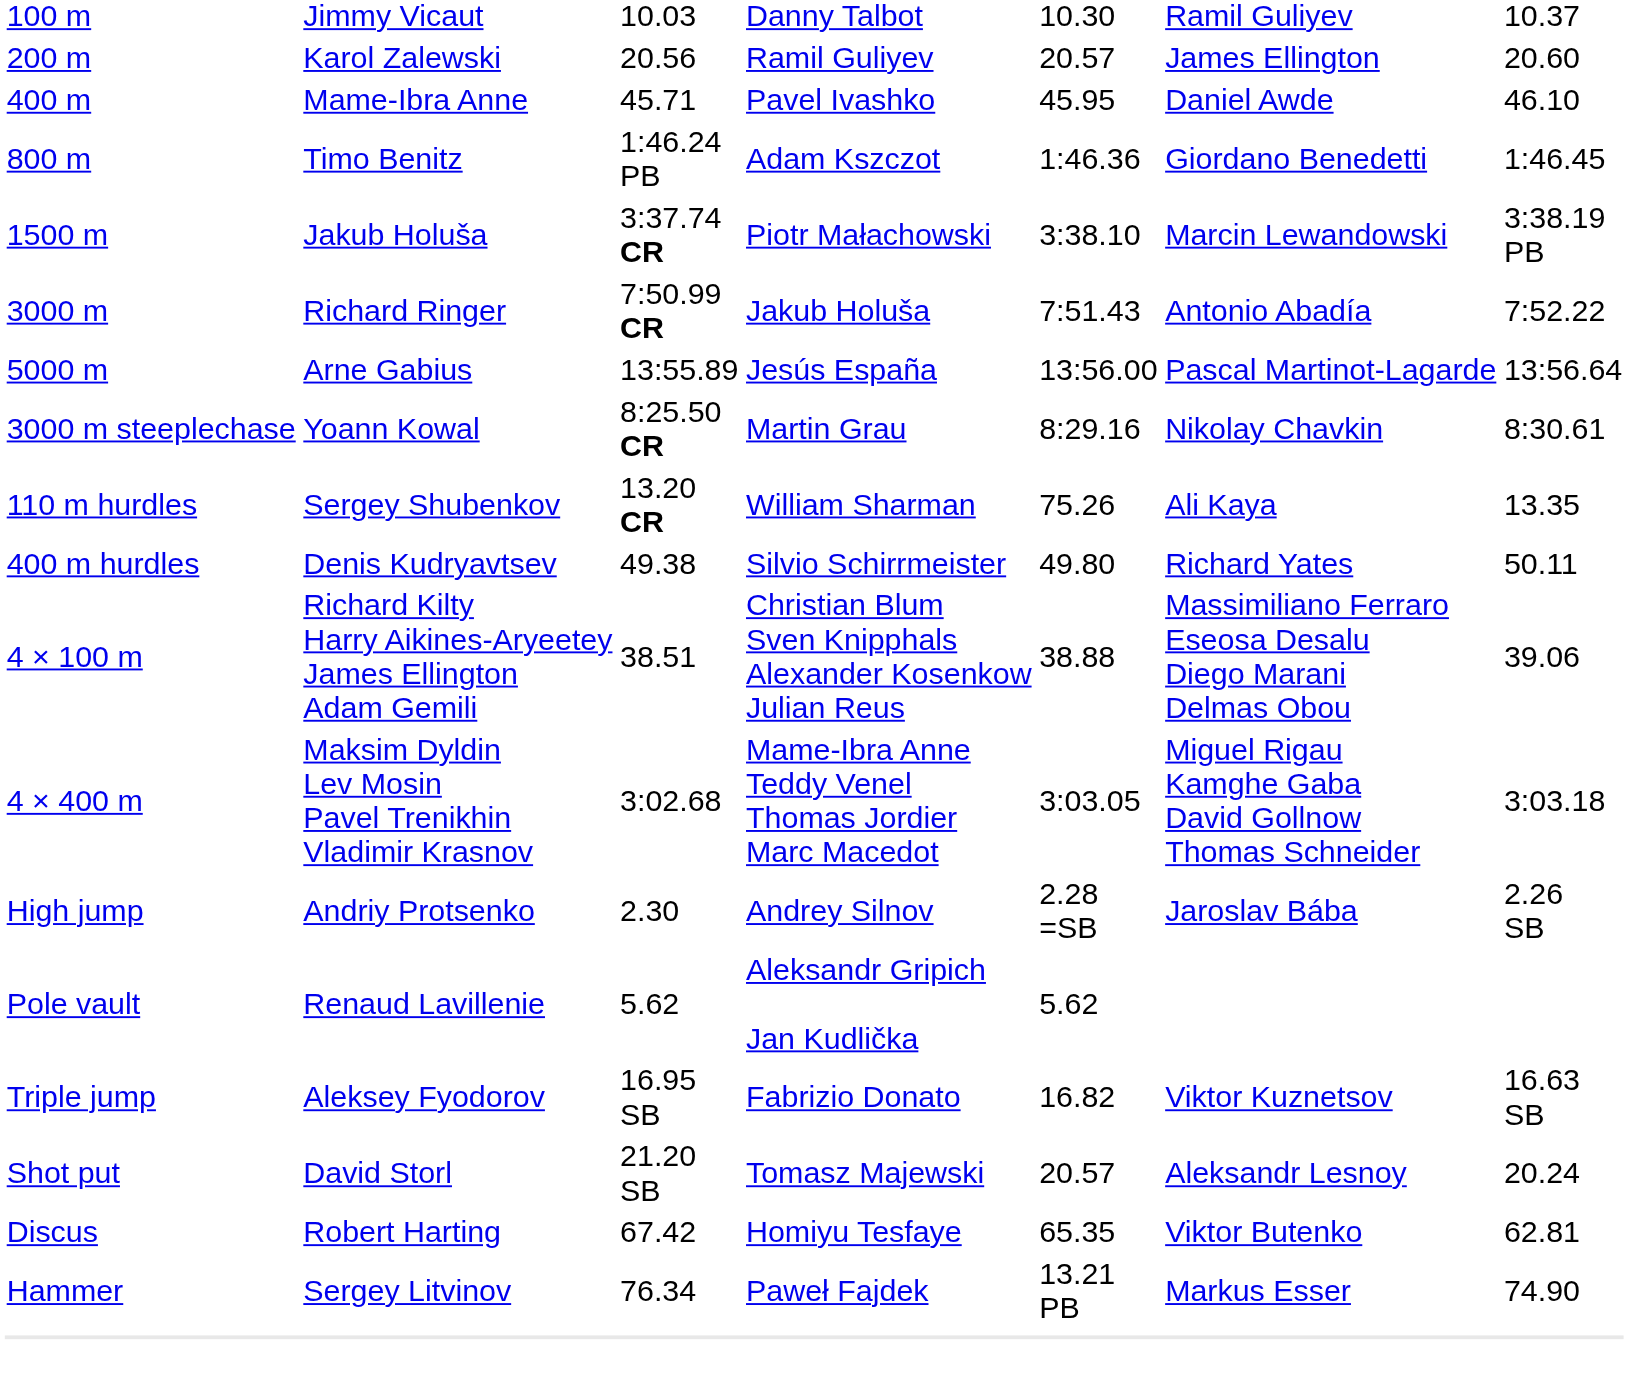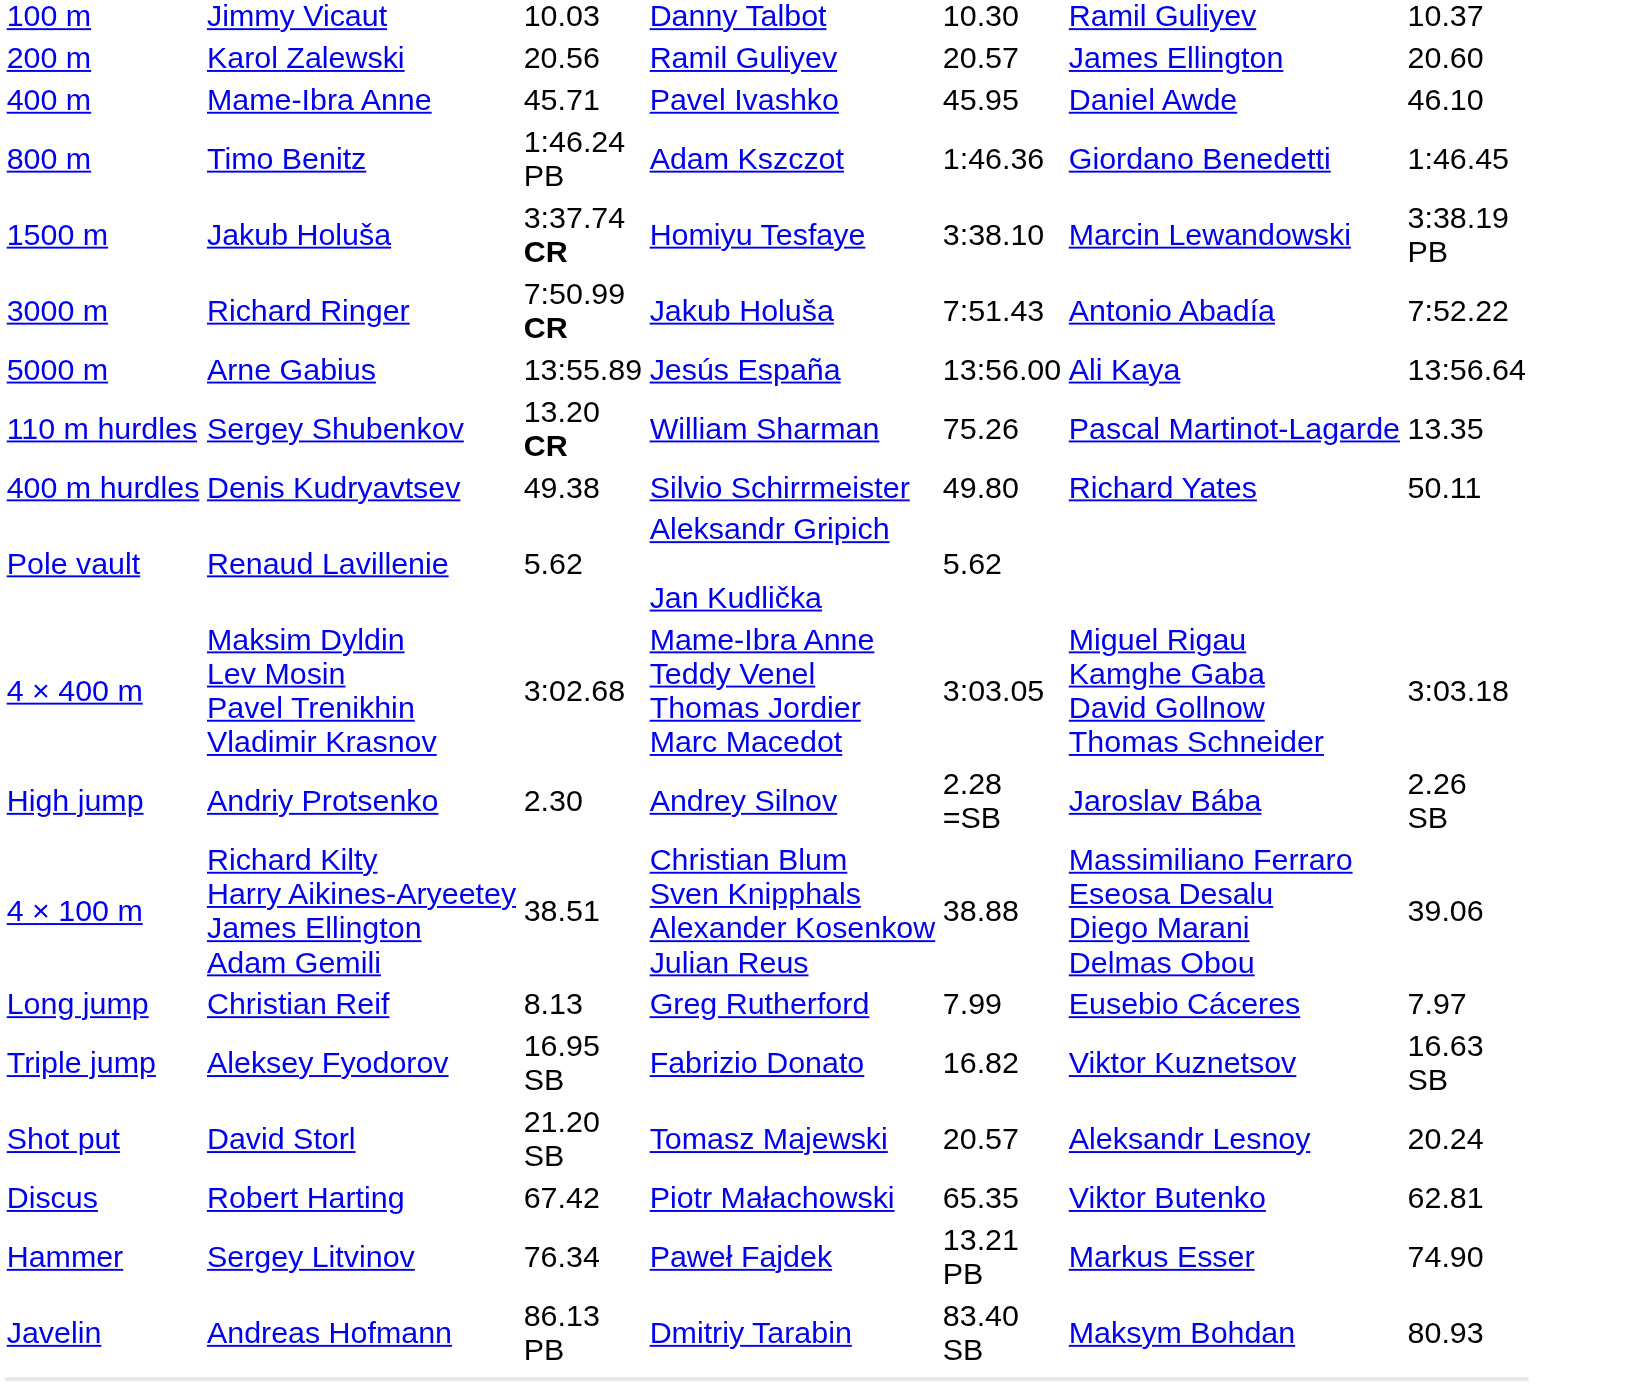(868, 234) Piotr Małachowski -> (757, 234) Homiyu Tesfaye
(1331, 369) Pascal Martinot-Lagarde -> (1125, 369) Ali Kaya
- row: (151, 428)
(1221, 504) Ali Kaya -> (1234, 428) Pascal Martinot-Lagarde
rows swapped: (75, 656) <-> (73, 1004)
+ row: (78, 1004)
(854, 1232) Homiyu Tesfaye -> (772, 1198) Piotr Małachowski
+ row: (54, 1333)
